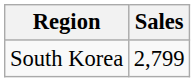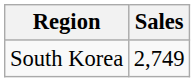(159, 58) 2,799 -> (159, 58) 2,749
